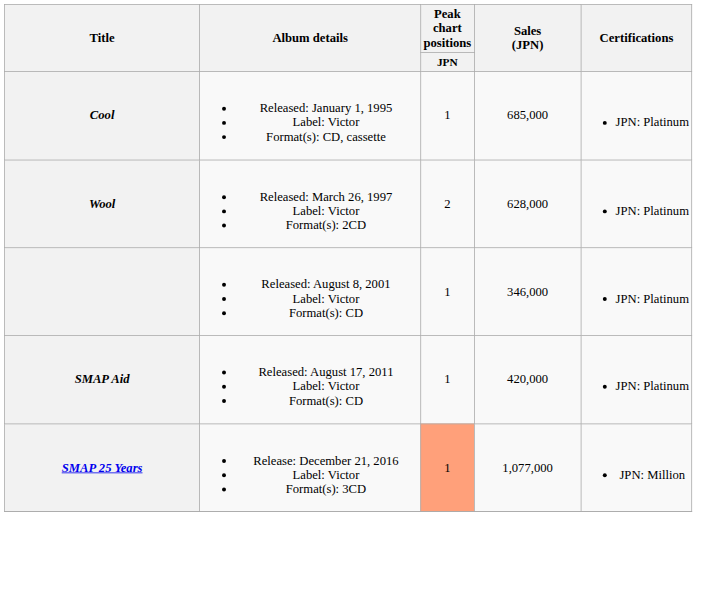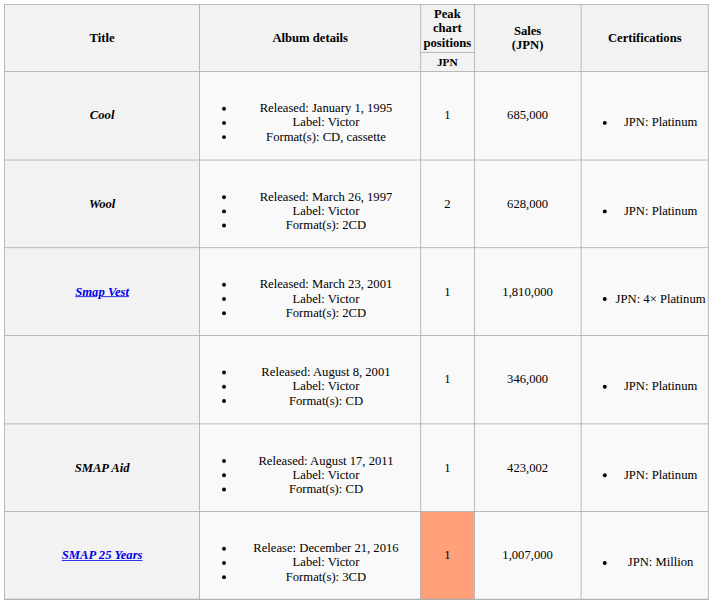+ row: (102, 291)
(528, 379) 420,000 -> (528, 467) 423,002
(528, 467) 1,077,000 -> (528, 555) 1,007,000
